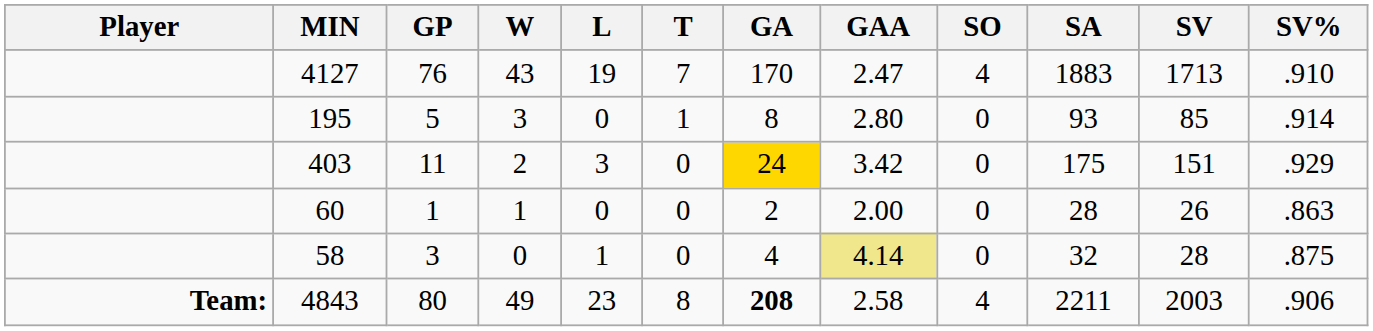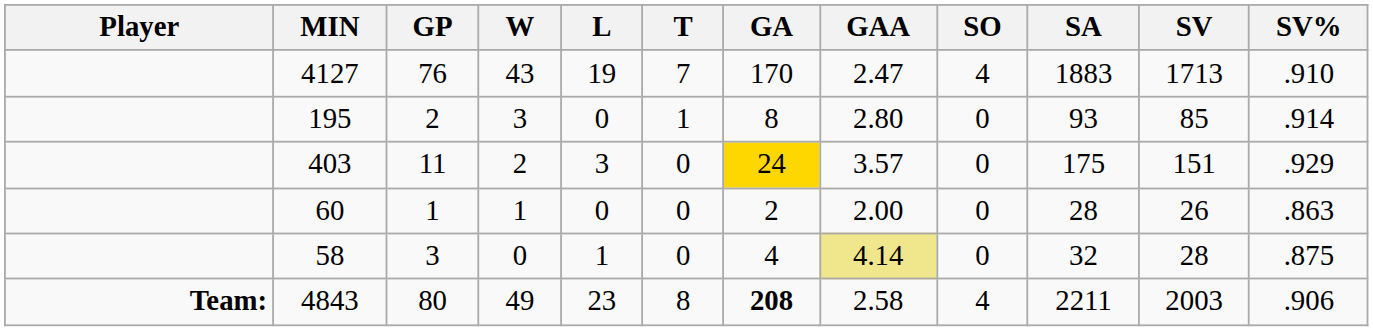(433, 118) 5 -> (433, 118) 2
(878, 164) 3.42 -> (878, 164) 3.57
